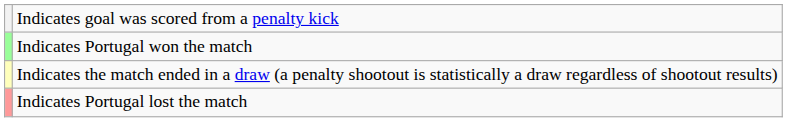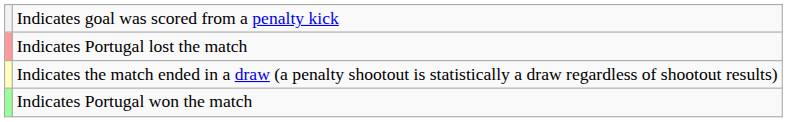rows swapped: (135, 46) <-> (132, 102)
